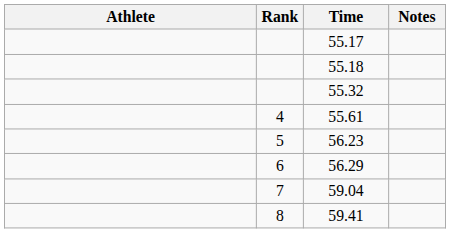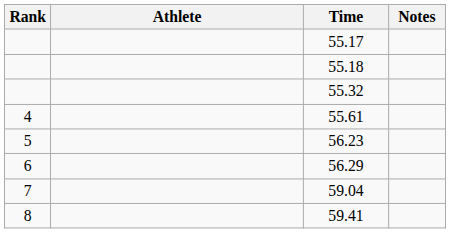columns swapped: (280, 16) <-> (131, 16)
